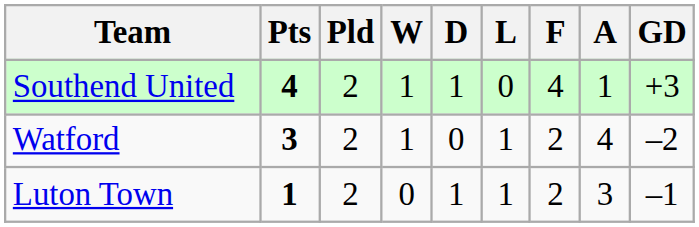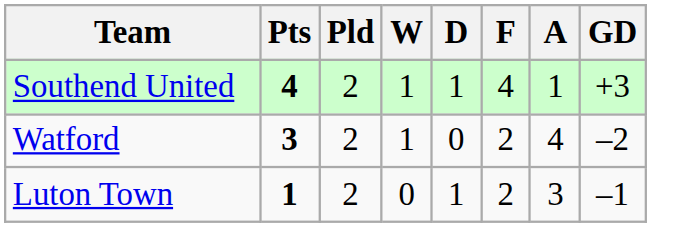- column: (506, 31)
